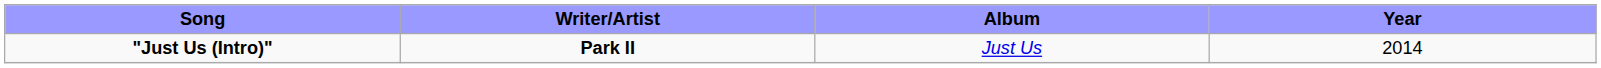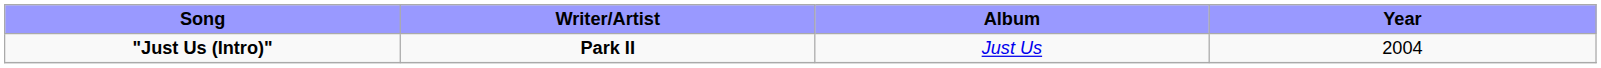(1402, 48) 2014 -> (1402, 48) 2004
